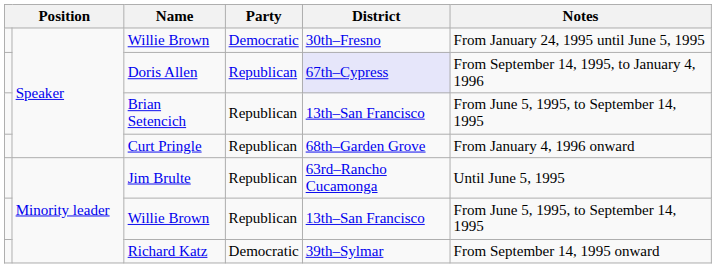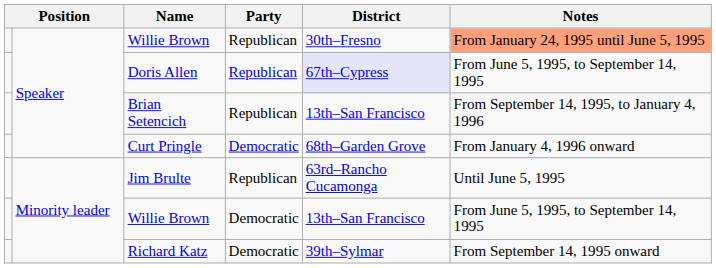(264, 40) Democratic -> (263, 40) Republican
(579, 40) no background -> (579, 40) lightsalmon background
(575, 72) From September 14, 1995, to January 4, 1996 -> (565, 72) From June 5, 1995, to September 14, 1995
(565, 113) From June 5, 1995, to September 14, 1995 -> (575, 113) From September 14, 1995, to January 4, 1996
(263, 145) Republican -> (264, 145) Democratic
(263, 218) Republican -> (264, 218) Democratic
